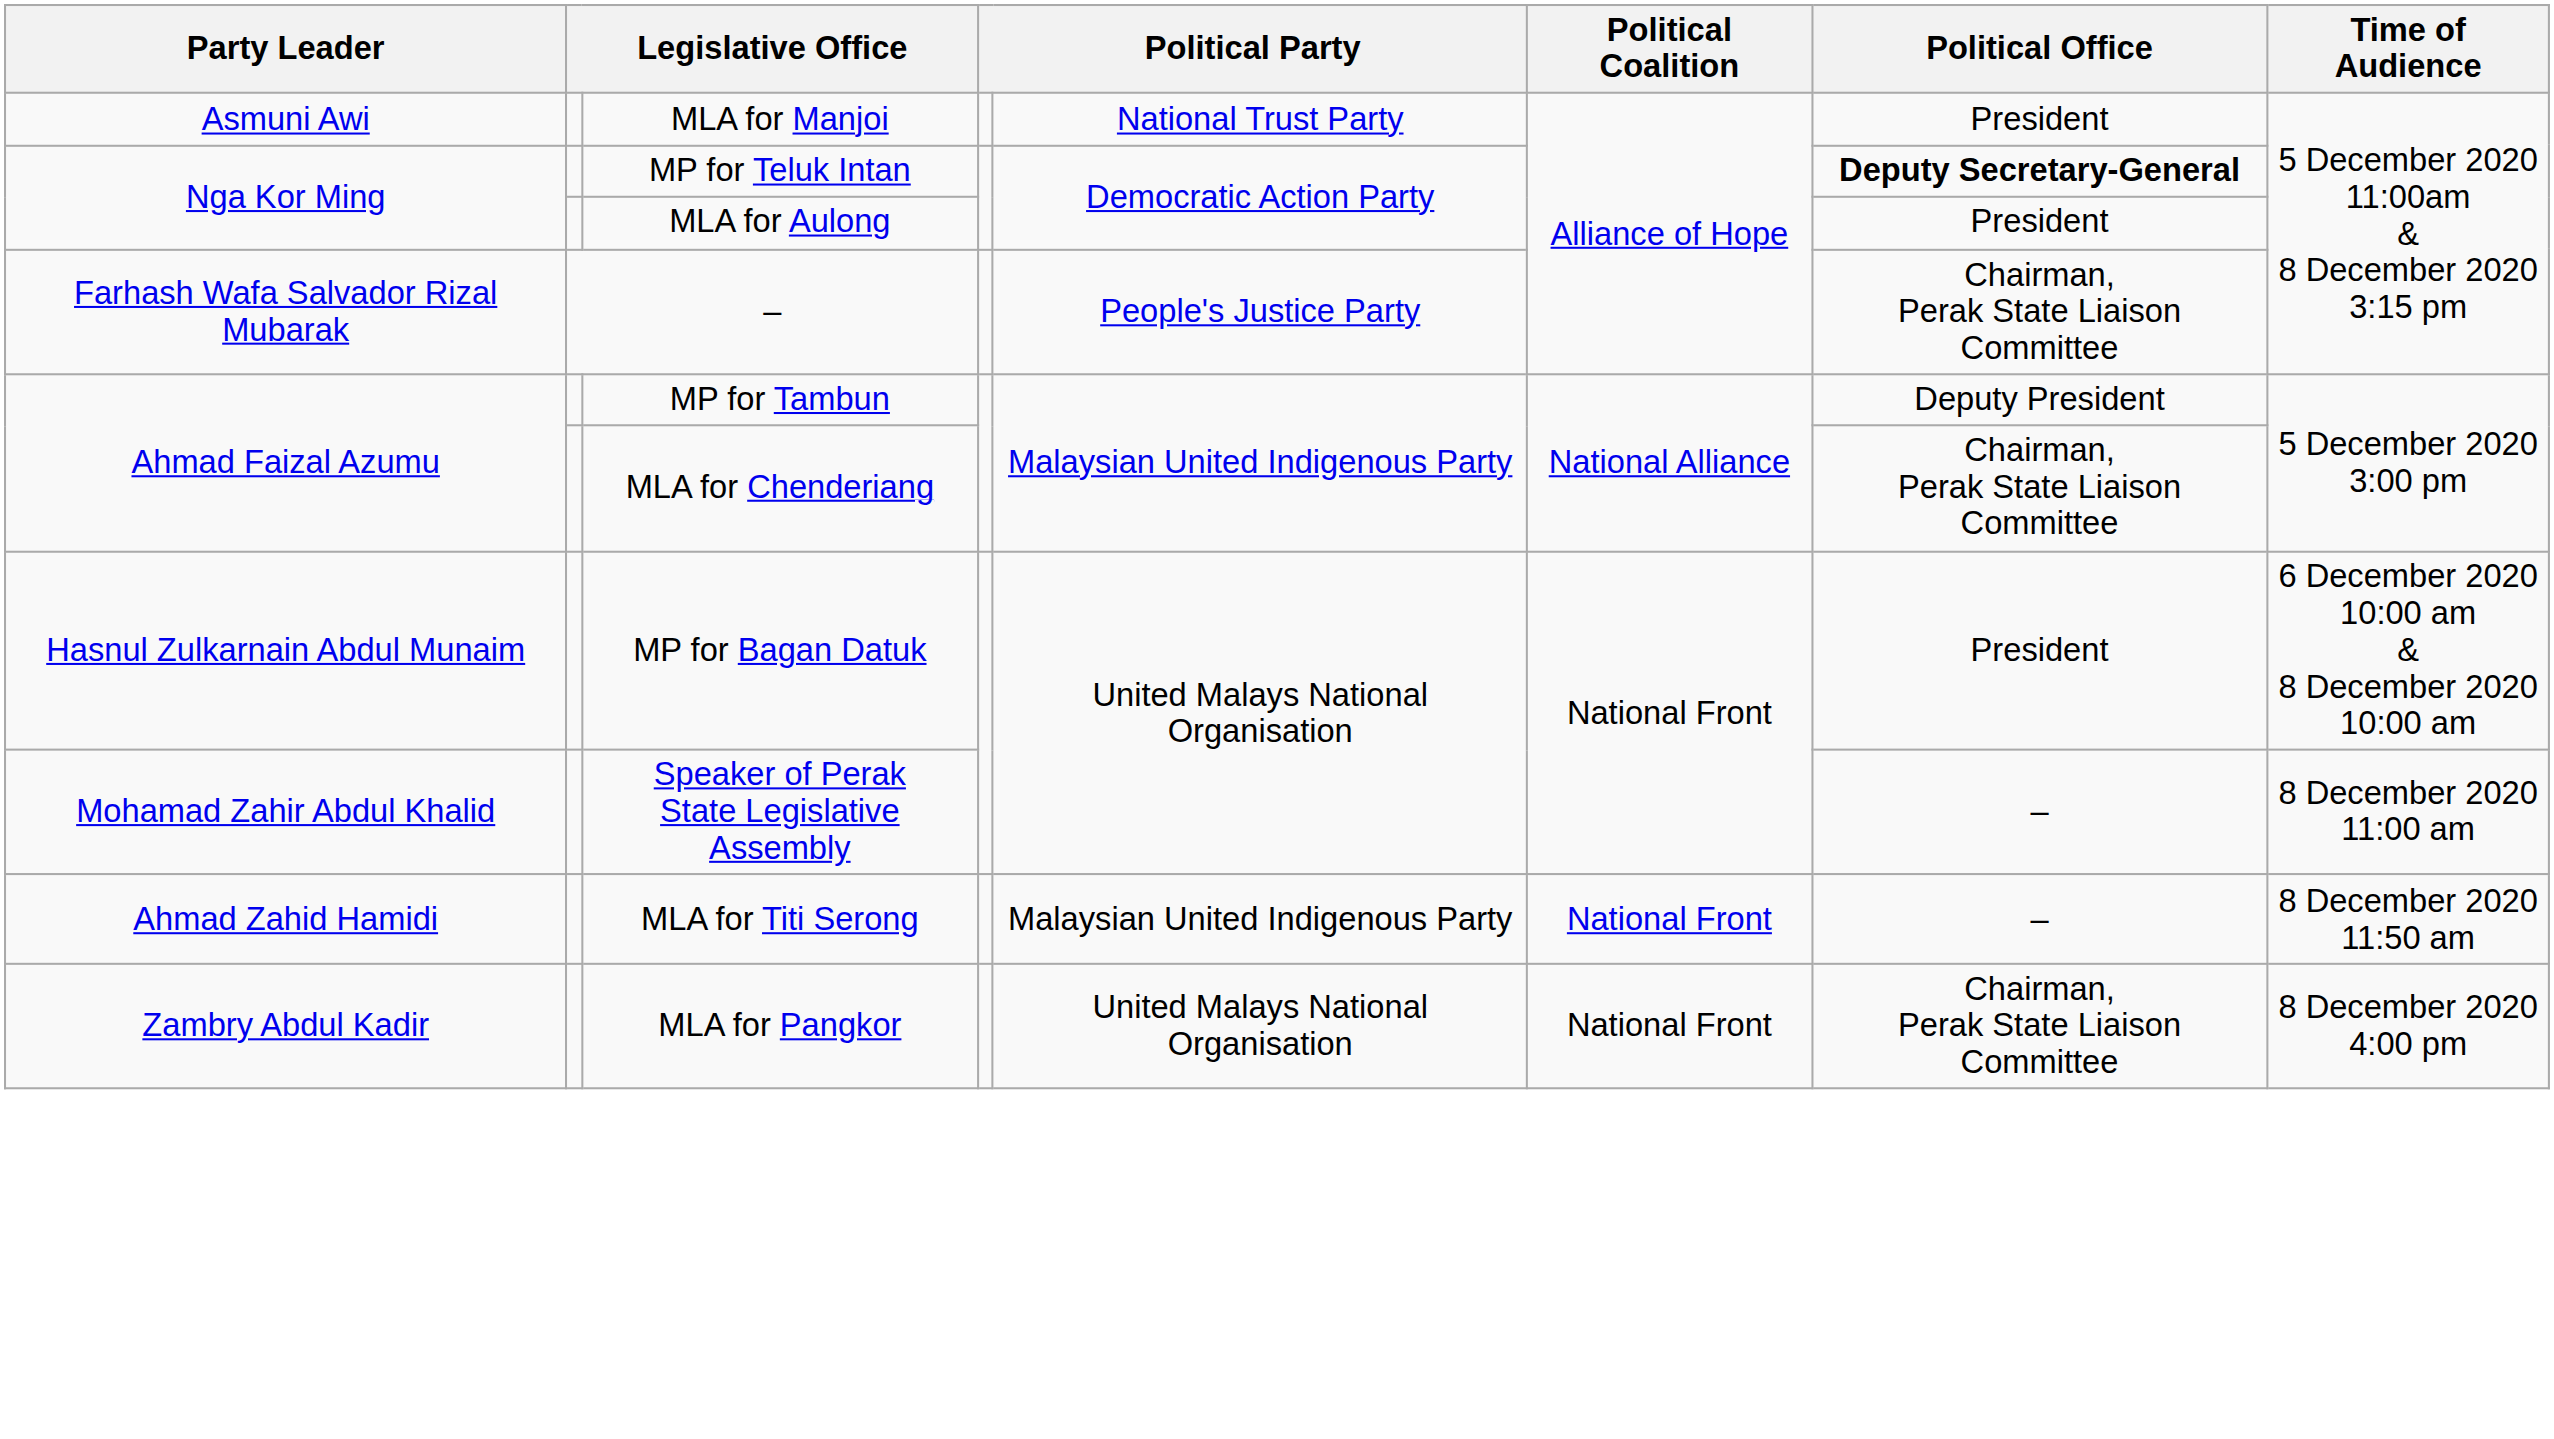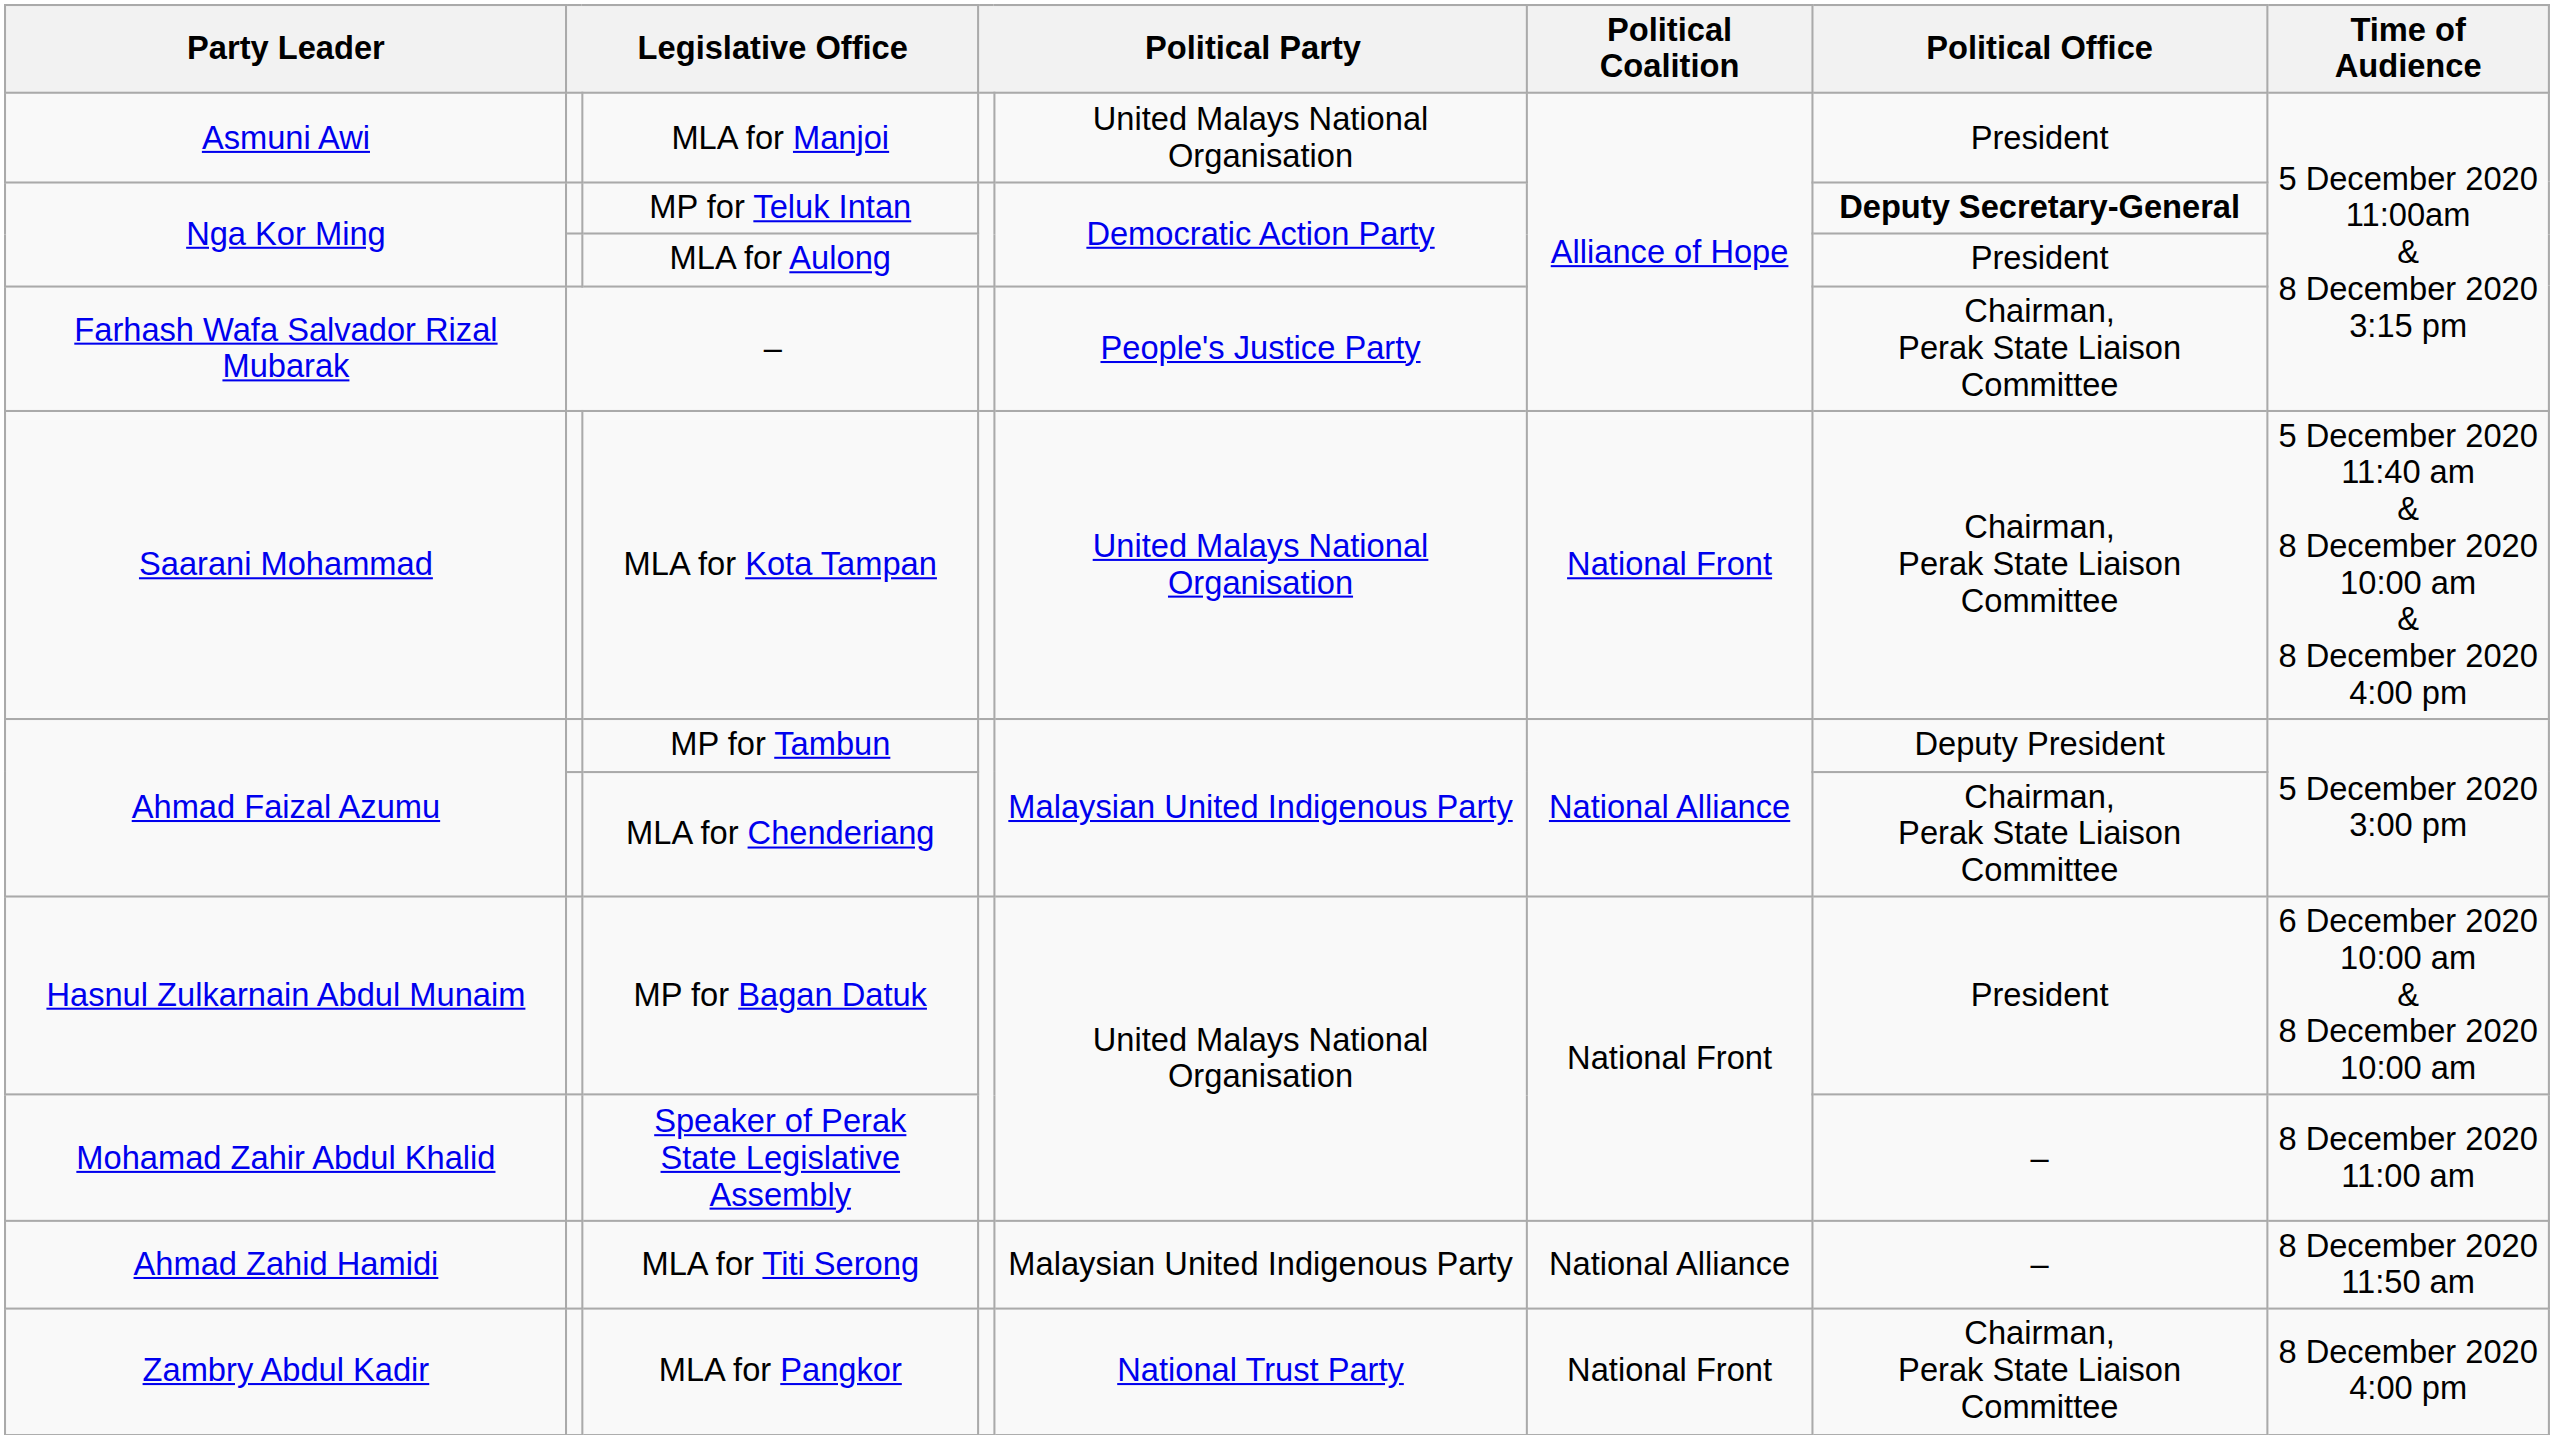(1260, 118) National Trust Party -> (1261, 137) United Malays National Organisation
+ row: (780, 564)
(1669, 918) National Front -> (1670, 1264) National Alliance
(1260, 1025) United Malays National Organisation -> (1261, 1370) National Trust Party
